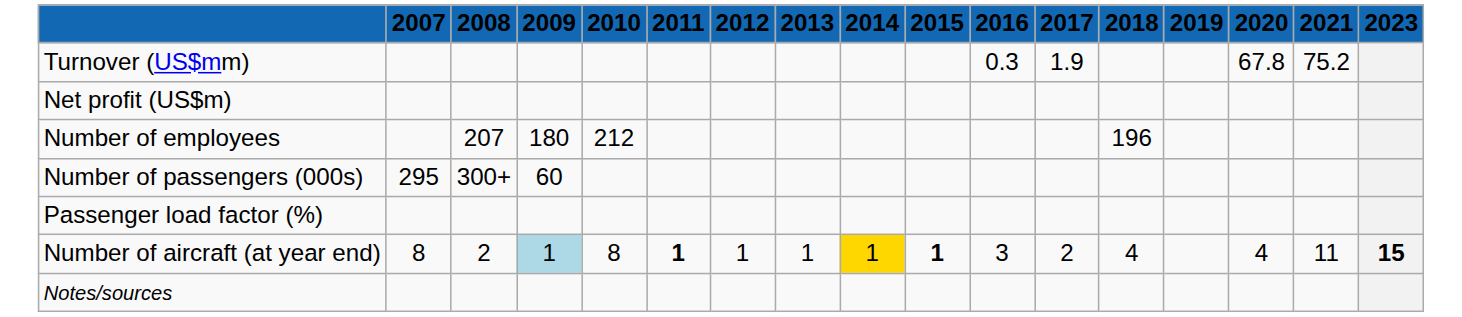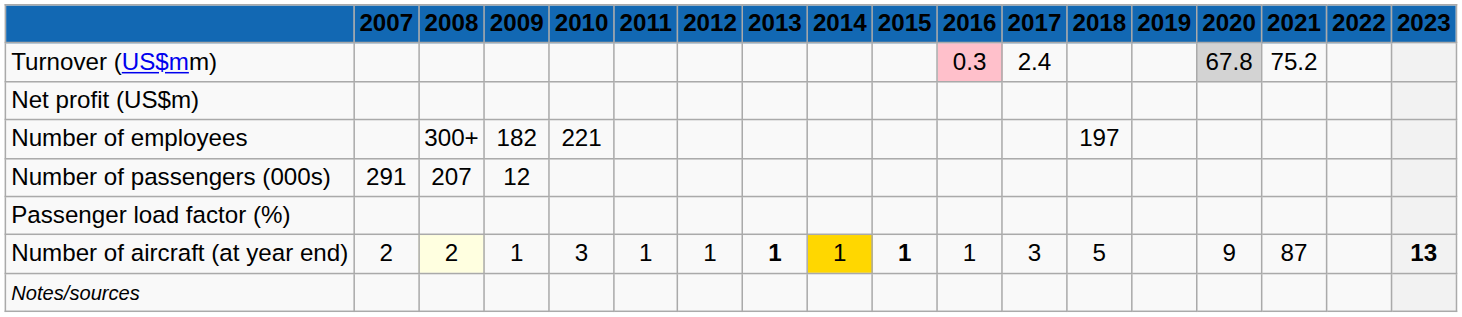+ column: (1359, 23)
(1002, 61) no background -> (970, 61) pink background
(1067, 61) 1.9 -> (1034, 61) 2.4
(1262, 61) no background -> (1229, 61) lightgrey background
(484, 138) 207 -> (451, 138) 300+
(549, 138) 180 -> (517, 138) 182
(614, 138) 212 -> (582, 138) 221
(1132, 138) 196 -> (1099, 138) 197
(419, 176) 295 -> (386, 176) 291
(484, 176) 300+ -> (451, 176) 207
(549, 176) 60 -> (517, 176) 12
(419, 253) 8 -> (386, 253) 2
(484, 253) no background -> (451, 253) lightyellow background
(549, 253) lightblue background -> (517, 253) no background
(614, 253) 8 -> (582, 253) 3
(678, 253) bold -> (646, 253) normal
(807, 253) normal -> (775, 253) bold
(1002, 253) 3 -> (970, 253) 1
(1067, 253) 2 -> (1034, 253) 3
(1132, 253) 4 -> (1099, 253) 5
(1262, 253) 4 -> (1229, 253) 9
(1326, 253) 11 -> (1294, 253) 87
(1391, 253) 15 -> (1424, 253) 13
